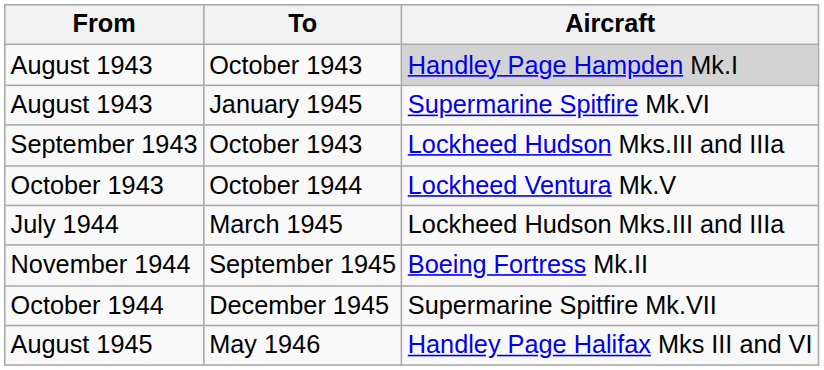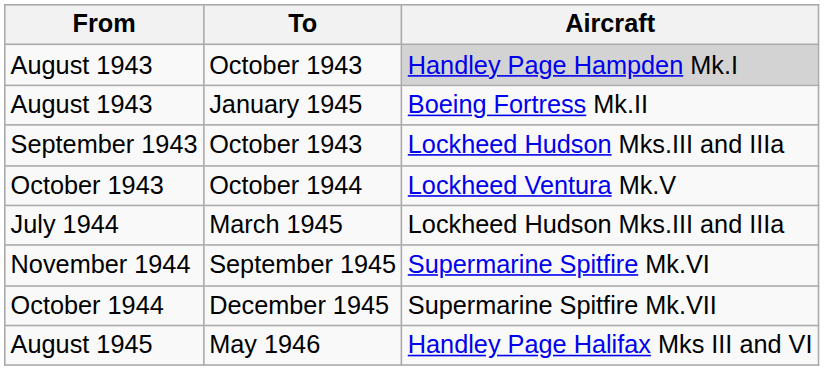(559, 104) Supermarine Spitfire Mk.VI -> (528, 104) Boeing Fortress Mk.II
(528, 265) Boeing Fortress Mk.II -> (559, 265) Supermarine Spitfire Mk.VI
